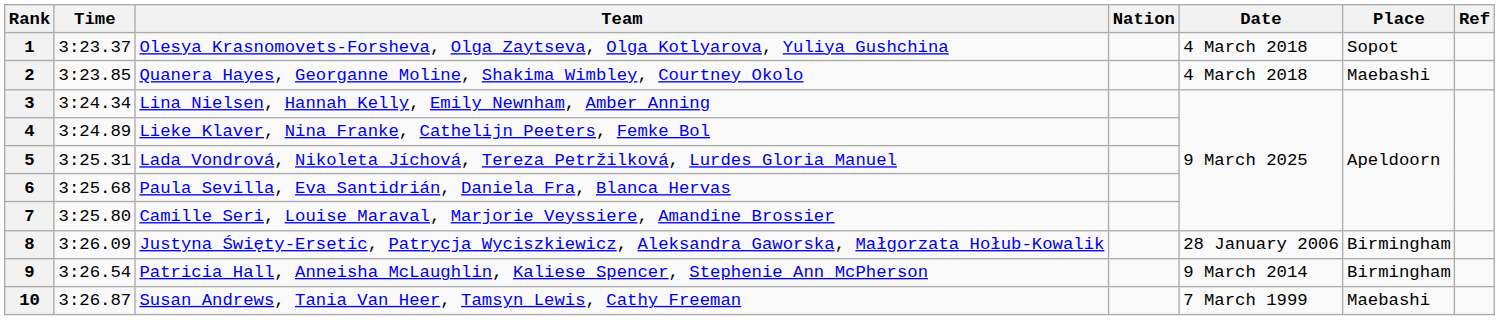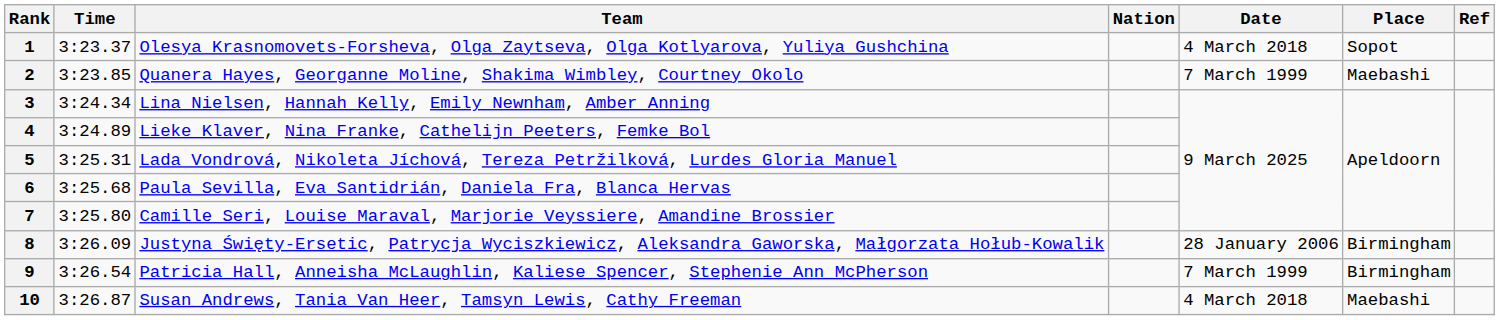(1245, 75) 4 March 2018 -> (1245, 75) 7 March 1999
(1245, 272) 9 March 2014 -> (1245, 272) 7 March 1999
(1245, 301) 7 March 1999 -> (1245, 301) 4 March 2018
